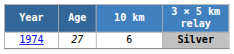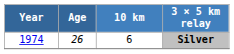(77, 41) 27 -> (77, 41) 26
